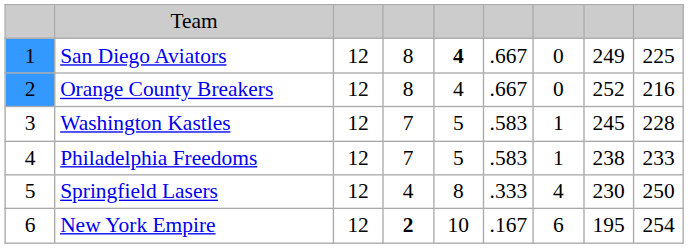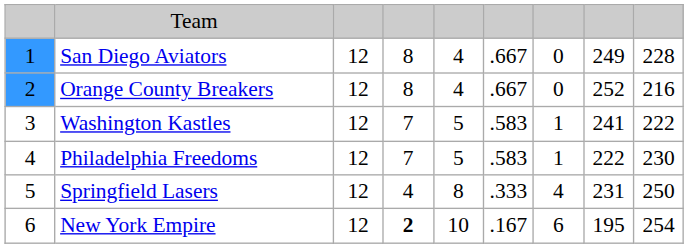(458, 55) bold -> (458, 55) normal
(659, 55) 225 -> (659, 55) 228
(609, 123) 245 -> (609, 123) 241
(659, 123) 228 -> (659, 123) 222
(609, 157) 238 -> (609, 157) 222
(659, 157) 233 -> (659, 157) 230
(609, 191) 230 -> (609, 191) 231
